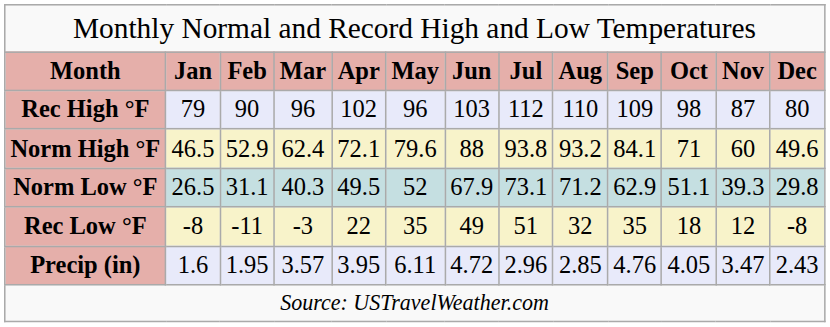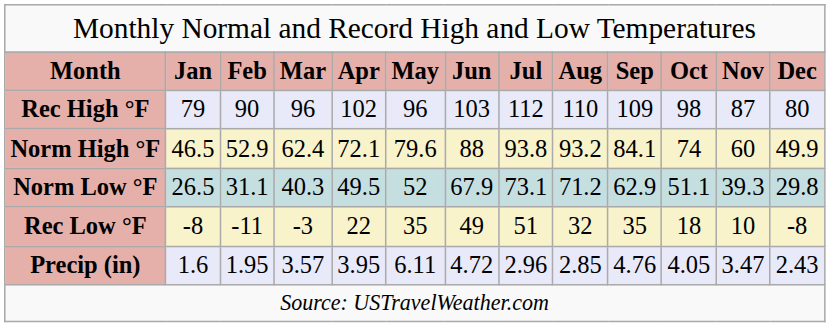(689, 148) 71 -> (689, 148) 74
(797, 148) 49.6 -> (797, 148) 49.9
(743, 226) 12 -> (743, 226) 10
